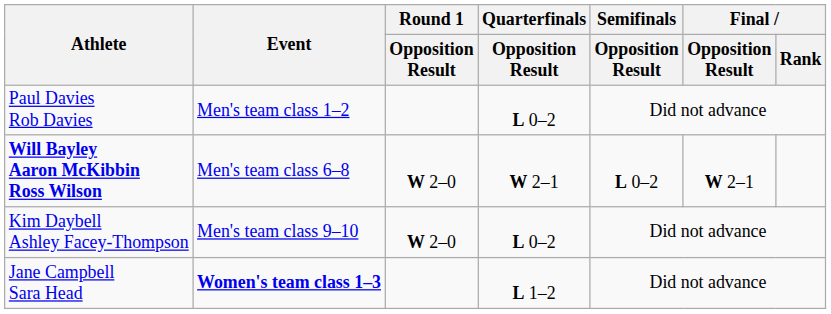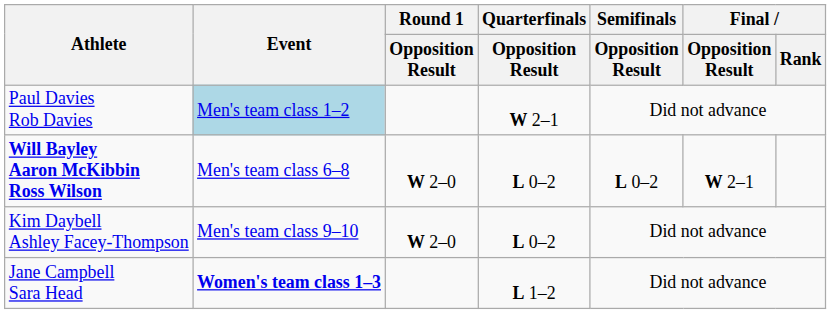(273, 110) no background -> (273, 110) lightblue background
(534, 120) L 0–2 -> (534, 120) W 2–1
(534, 181) W 2–1 -> (534, 181) L 0–2
